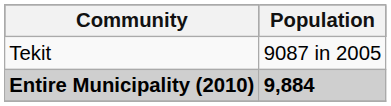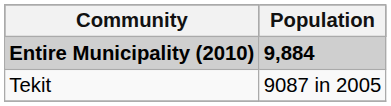rows swapped: (132, 85) <-> (30, 52)
